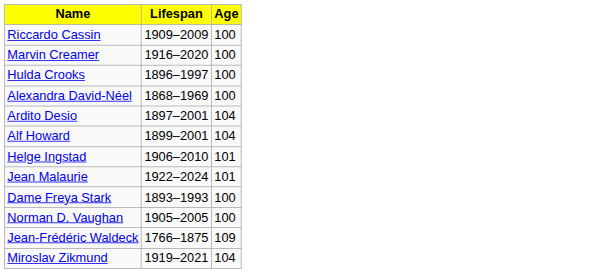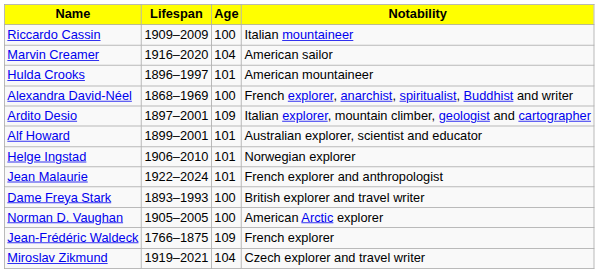+ column: (418, 14)
(225, 55) 100 -> (225, 55) 104
(225, 75) 100 -> (225, 75) 101
(225, 116) 104 -> (225, 116) 109
(225, 136) 104 -> (225, 136) 101
